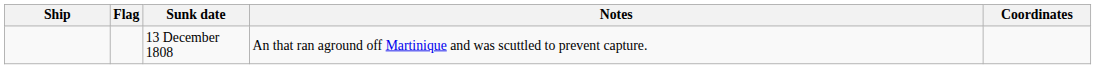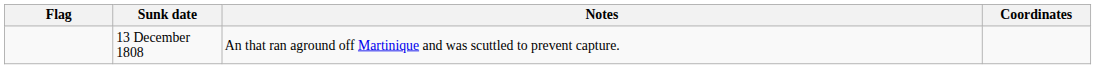- column: (57, 15)
